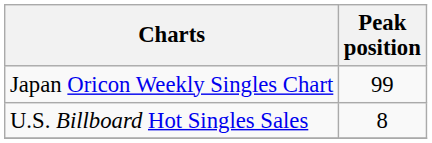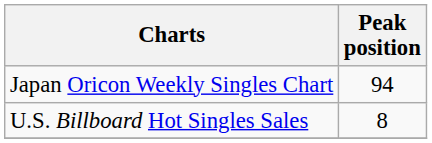(382, 84) 99 -> (382, 84) 94
